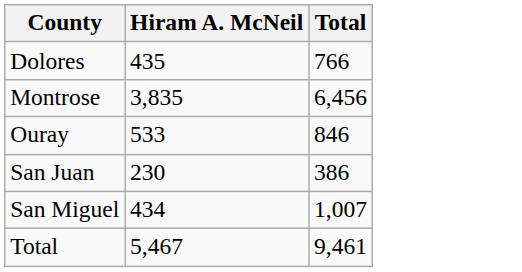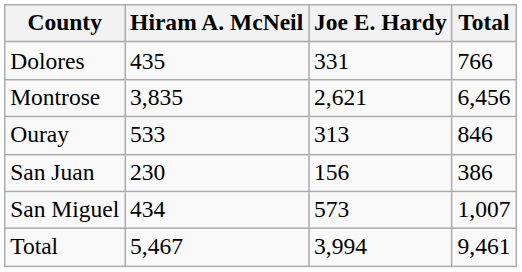+ column: (380, 23)
